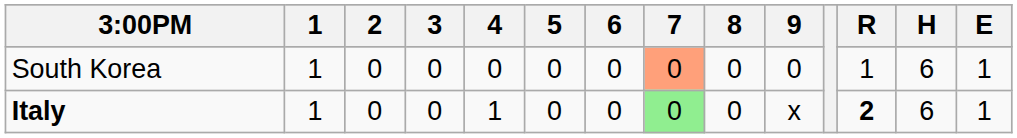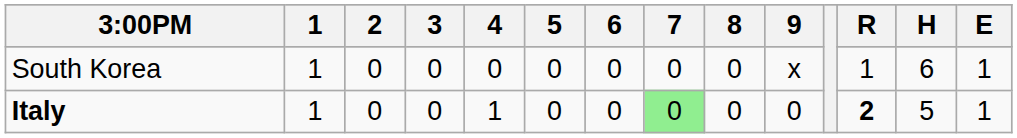(674, 68) lightsalmon background -> (674, 68) no background
(794, 68) 0 -> (794, 68) x
(794, 111) x -> (794, 111) 0
(927, 111) 6 -> (927, 111) 5
